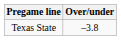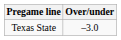(90, 27) –3.8 -> (90, 27) –3.0
